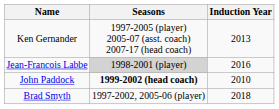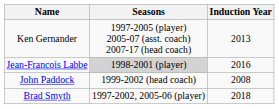(149, 80) bold -> (149, 80) normal
(241, 80) 2010 -> (241, 80) 2008
